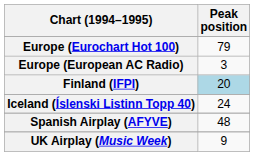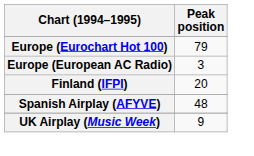(224, 84) lightblue background -> (201, 84) no background
- row: (101, 103)
